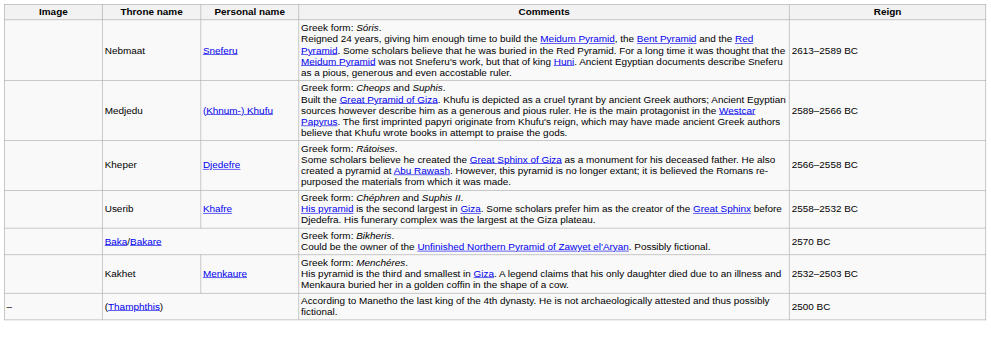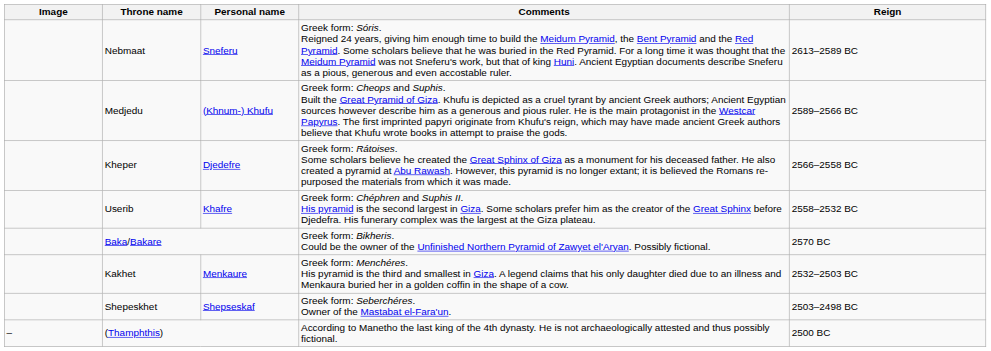+ row: (131, 306)
